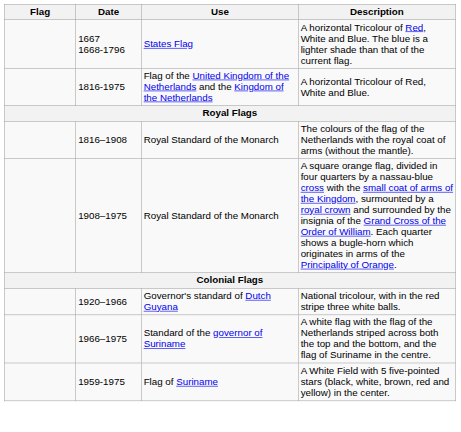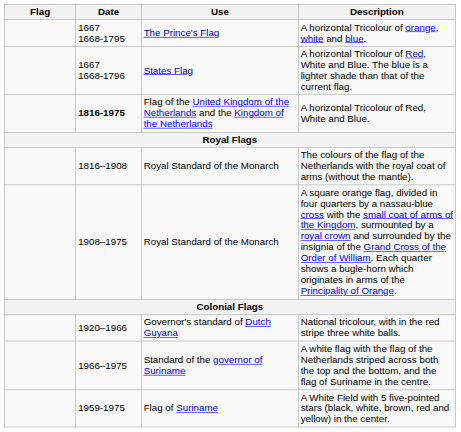+ row: (370, 33)
(101, 87) normal -> (101, 113) bold
